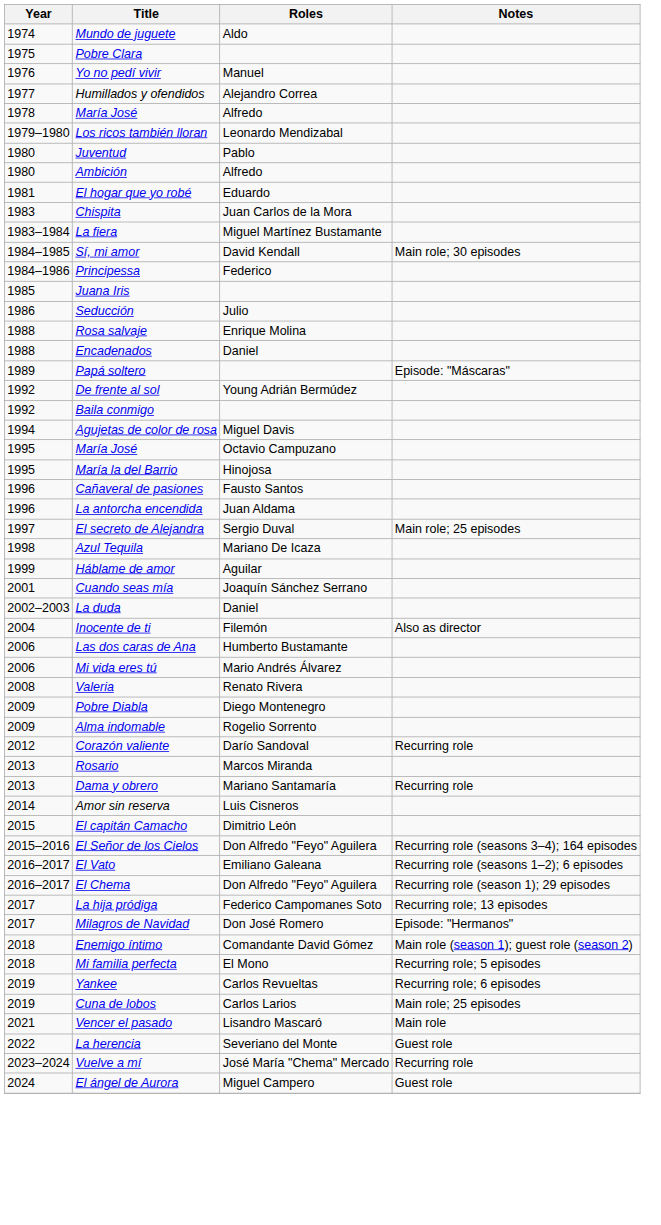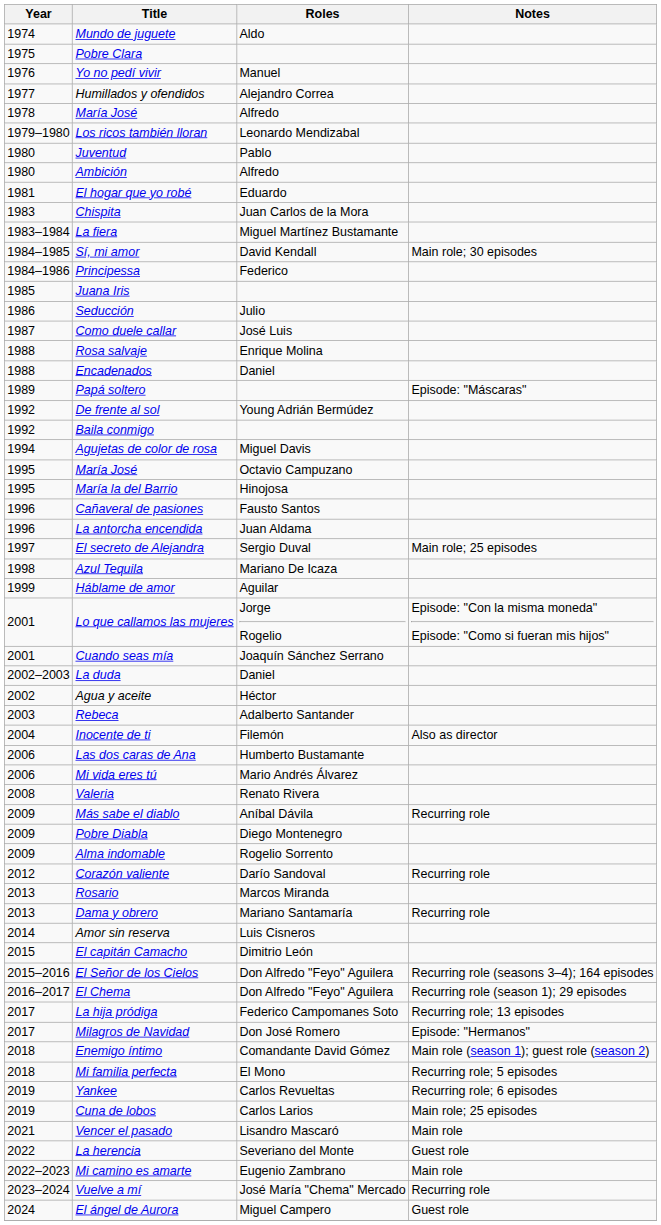+ row: (126, 331)
+ row: (155, 622)
+ row: (113, 695)
+ row: (97, 715)
+ row: (128, 814)
- row: (95, 865)
+ row: (133, 1170)
